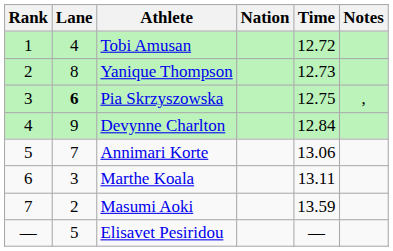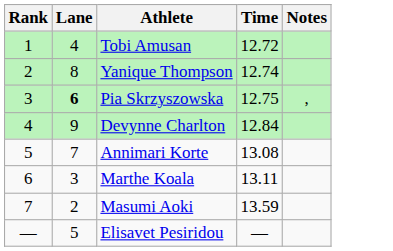- column: (265, 17)
(316, 71) 12.73 -> (260, 71) 12.74
(316, 152) 13.06 -> (260, 152) 13.08
